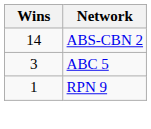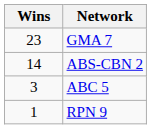+ row: (89, 40)
